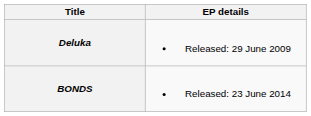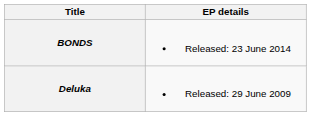rows swapped: (75, 42) <-> (75, 88)
